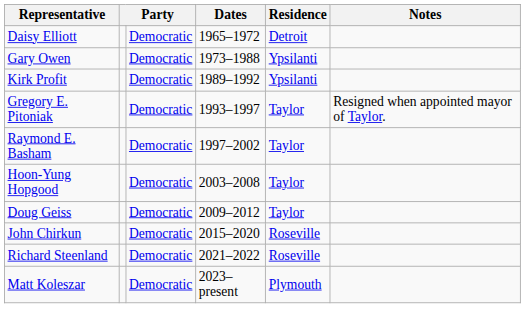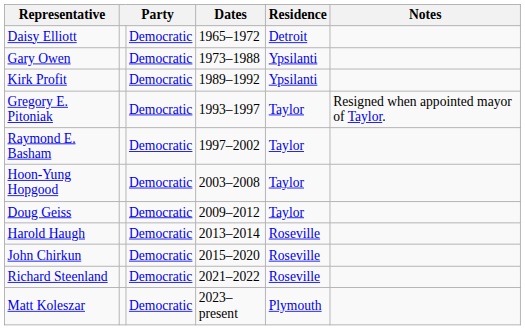+ row: (46, 233)
